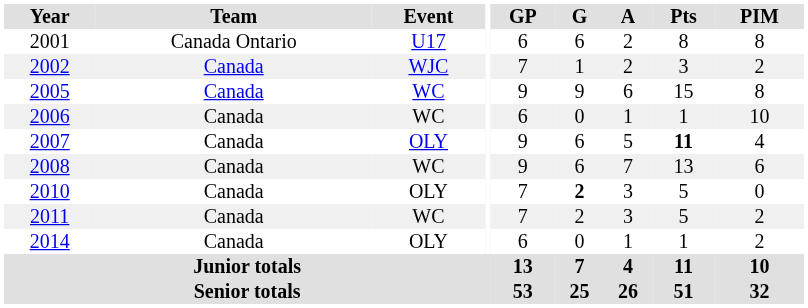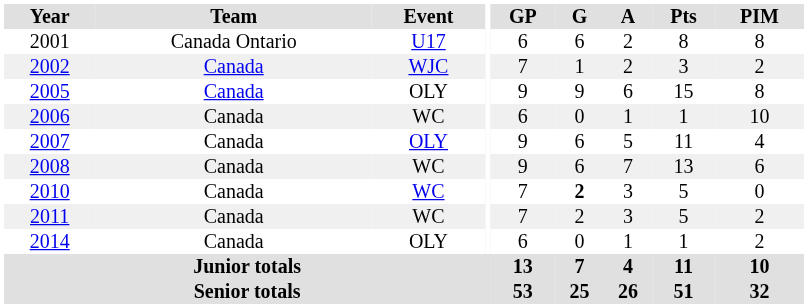(428, 91) WC -> (428, 91) OLY
(684, 141) bold -> (684, 141) normal
(428, 191) OLY -> (428, 191) WC
